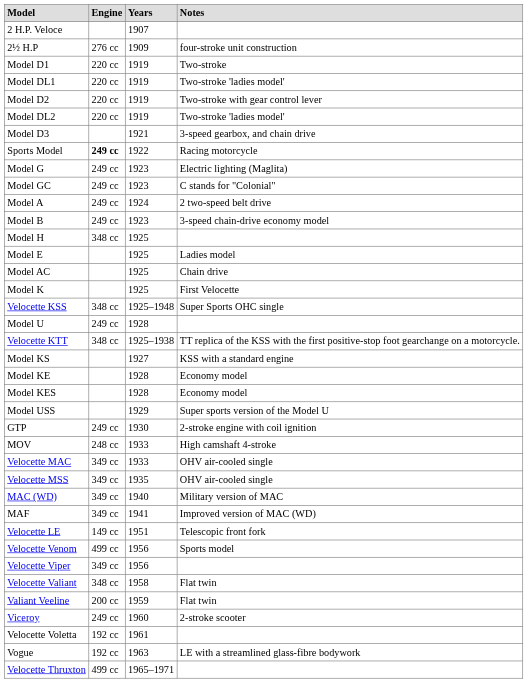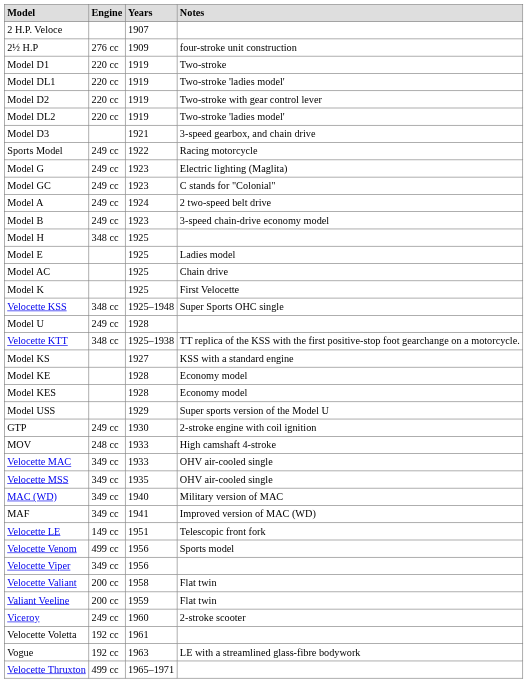(105, 151) bold -> (105, 151) normal
(105, 583) 348 cc -> (105, 583) 200 cc
